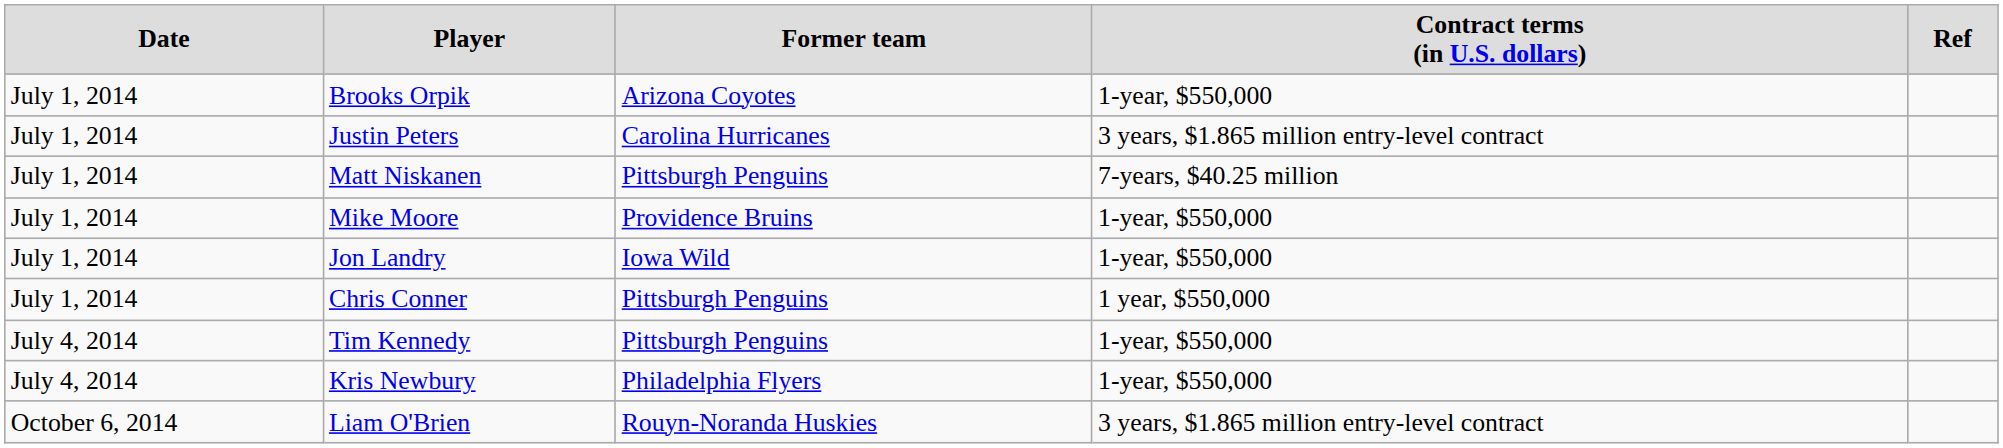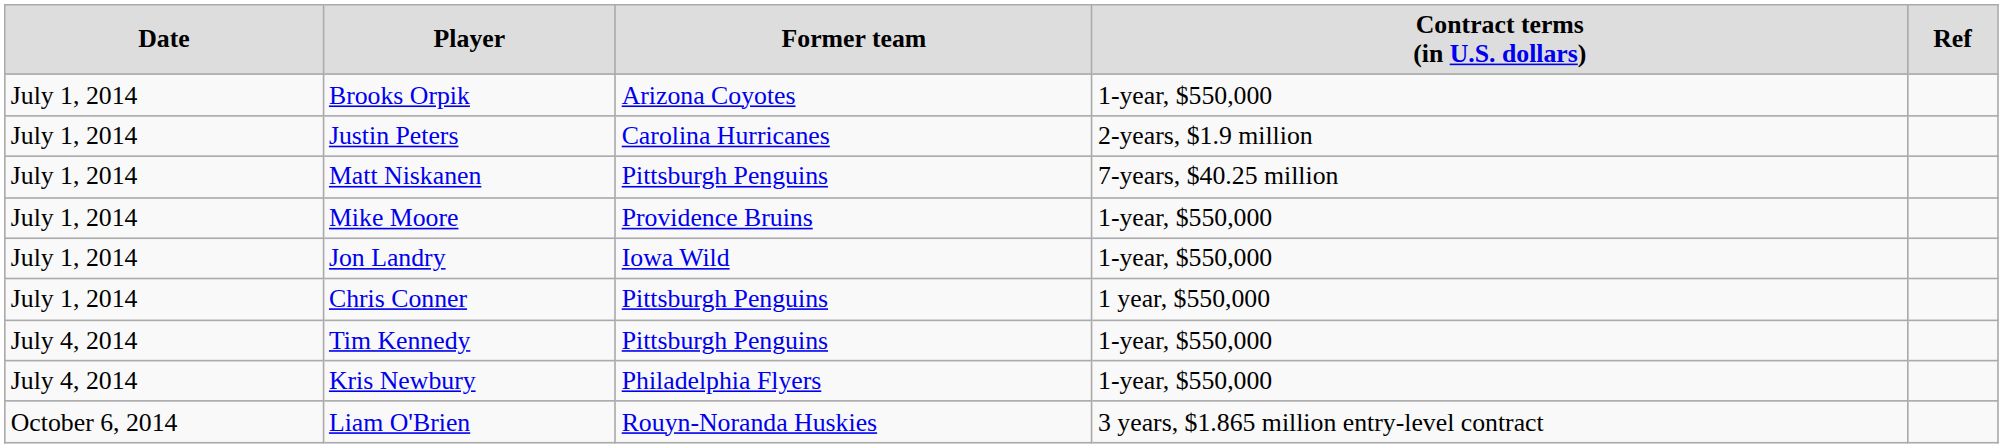(1321, 135) 3 years, $1.865 million entry-level contract -> (1205, 135) 2-years, $1.9 million
